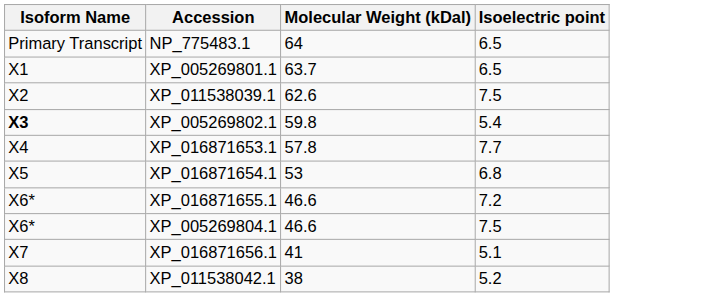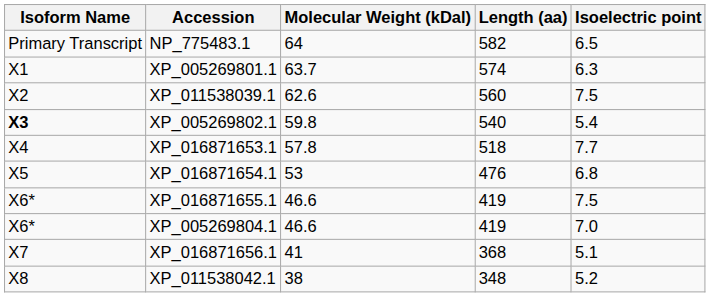+ column: (523, 17)
(490, 69) 6.5 -> (587, 69) 6.3
(490, 200) 7.2 -> (587, 200) 7.5
(490, 226) 7.5 -> (587, 226) 7.0
